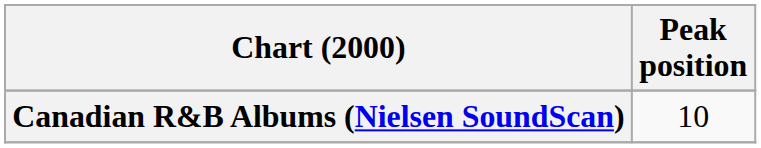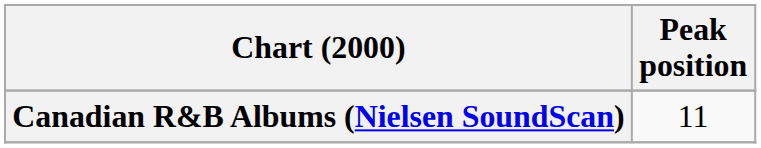(693, 116) 10 -> (693, 116) 11
